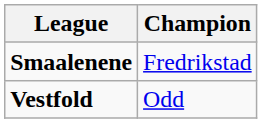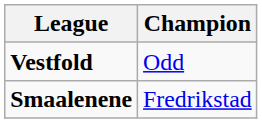rows swapped: (71, 61) <-> (52, 99)
